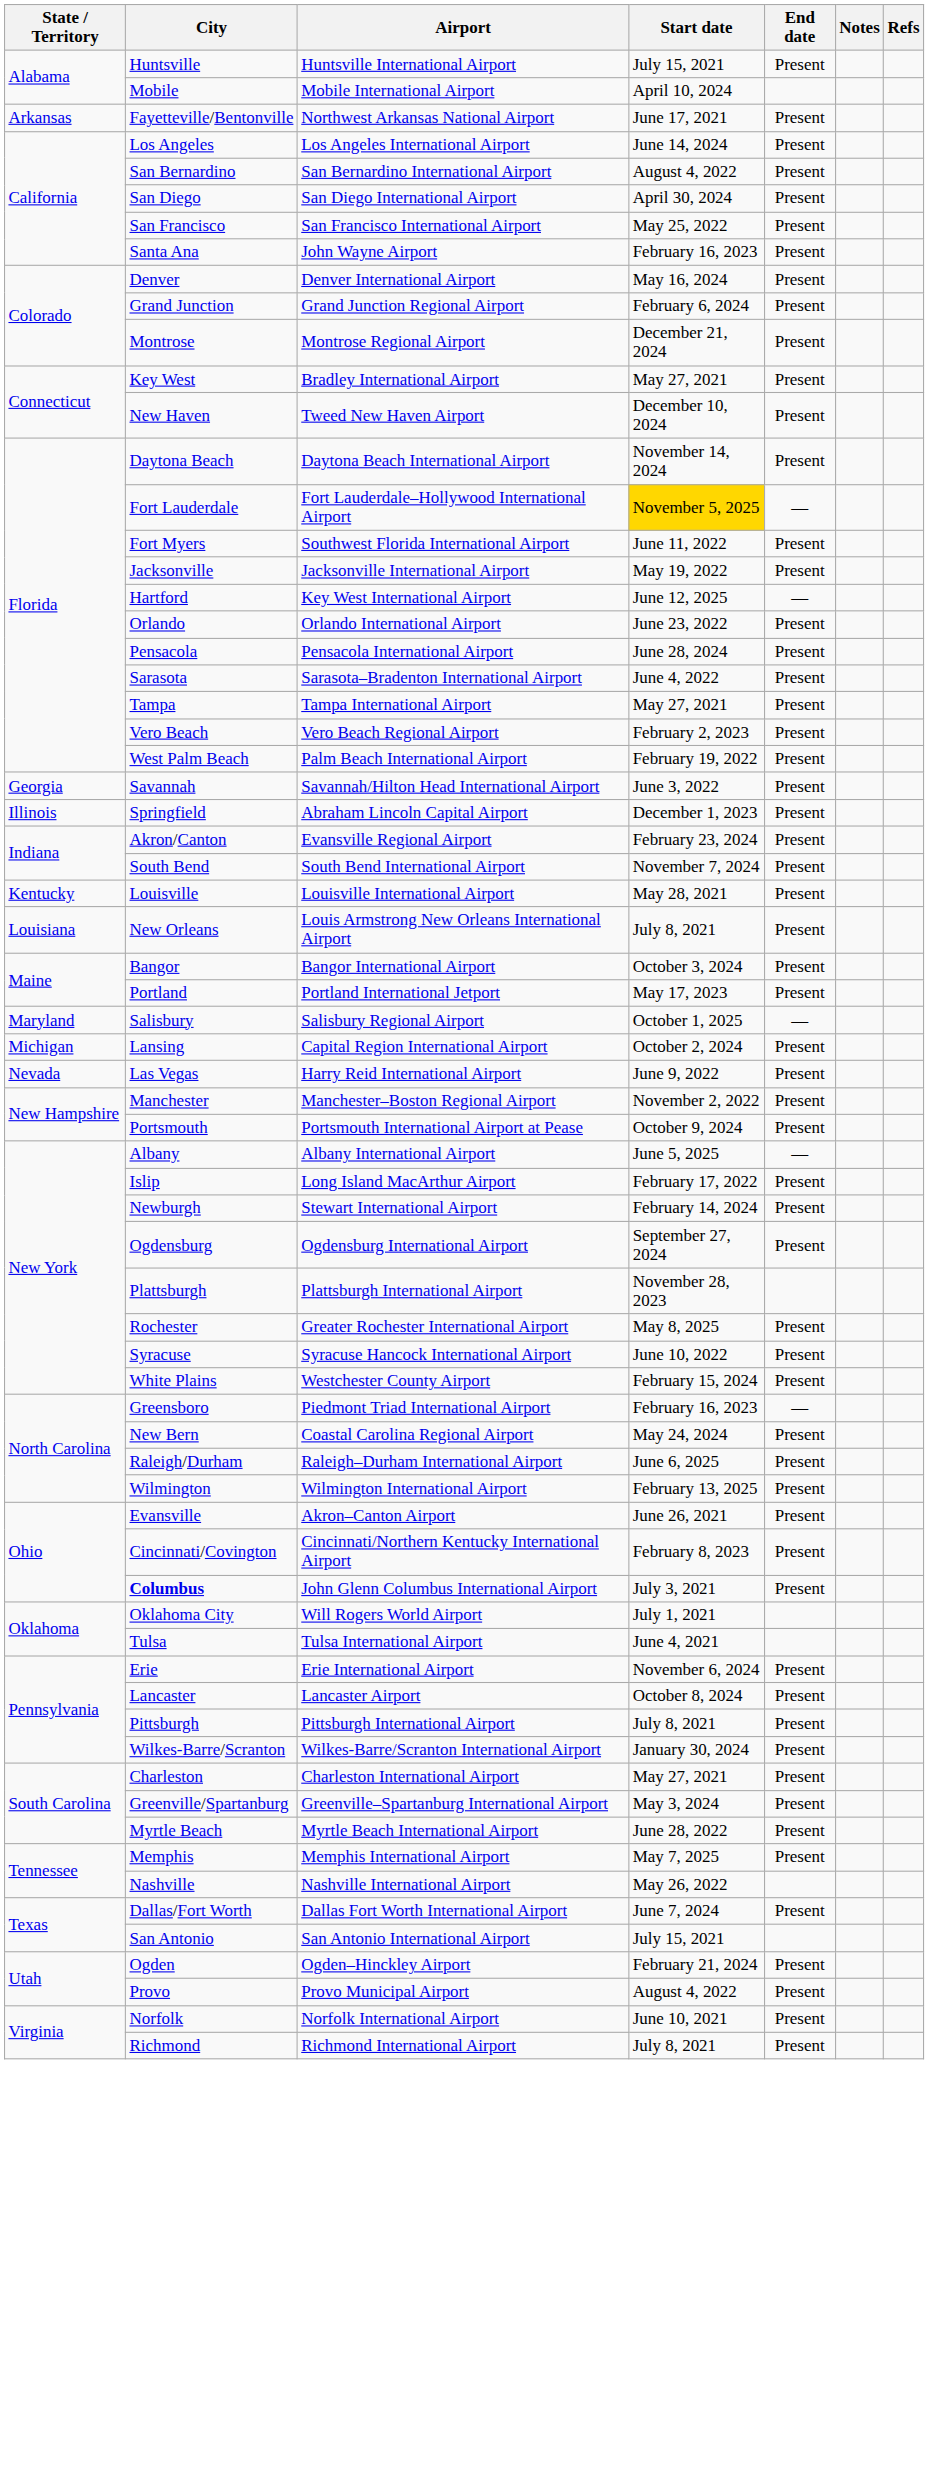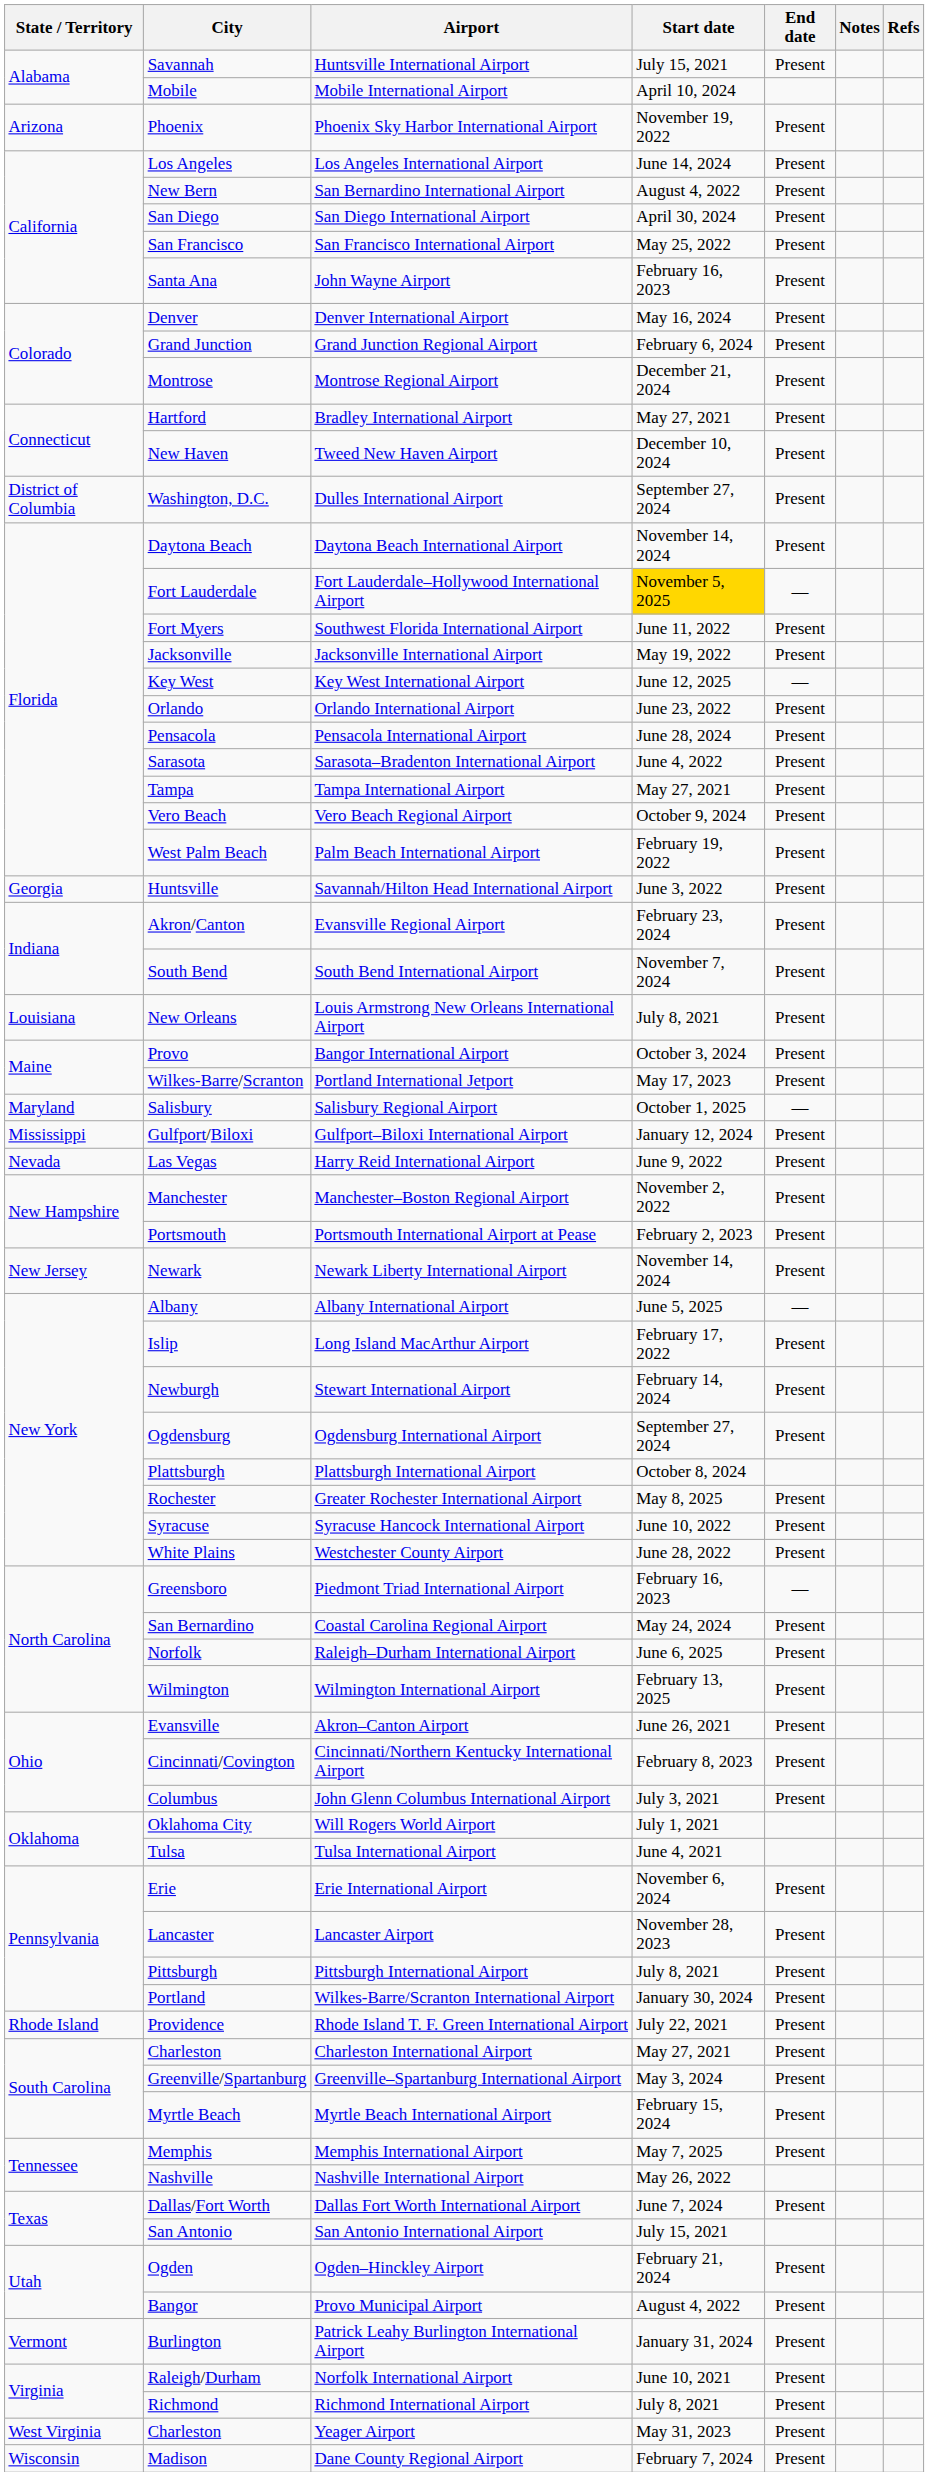(165, 63) Huntsville -> (181, 63) Savannah
+ row: (456, 127)
- row: (428, 117)
(183, 171) San Bernardino -> (182, 190) New Bern
(162, 378) Key West -> (177, 417) Hartford
+ row: (409, 499)
(159, 597) Hartford -> (181, 681) Key West
(691, 731) February 2, 2023 -> (691, 816) October 9, 2024
(162, 785) Savannah -> (183, 889) Huntsville
- row: (415, 812)
- row: (408, 893)
(154, 966) Bangor -> (168, 1053) Provo
(158, 993) Portland -> (226, 1080) Wilkes-Barre/Scranton
- row: (424, 1046)
+ row: (441, 1134)
(688, 1127) October 9, 2024 -> (694, 1234) February 2, 2023
+ row: (440, 1270)
(681, 1290) November 28, 2023 -> (691, 1472) October 8, 2024
(695, 1380) February 15, 2024 -> (684, 1552) June 28, 2022
(164, 1434) New Bern -> (201, 1625) San Bernardino
(186, 1461) Raleigh/Durham -> (175, 1652) Norfolk
(167, 1588) bold -> (183, 1798) normal
(688, 1695) October 8, 2024 -> (685, 1934) November 28, 2023
(207, 1749) Wilkes-Barre/Scranton -> (176, 1997) Portland
+ row: (471, 2024)
(680, 1830) June 28, 2022 -> (680, 2114) February 15, 2024
(150, 1991) Provo -> (173, 2304) Bangor
+ row: (446, 2341)
(156, 2018) Norfolk -> (204, 2377) Raleigh/Durham
+ row: (365, 2431)
+ row: (419, 2458)
